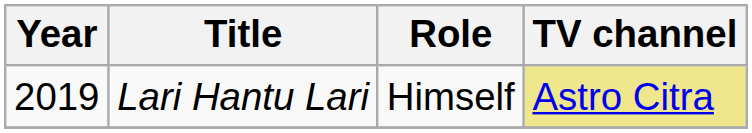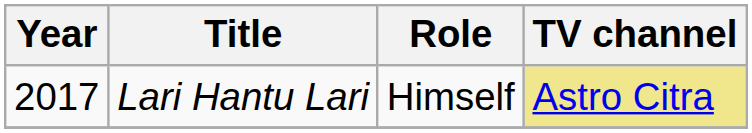(57, 95) 2019 -> (57, 95) 2017
